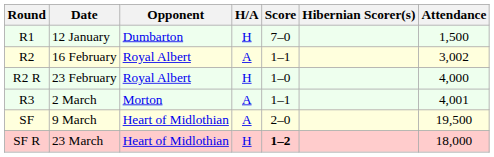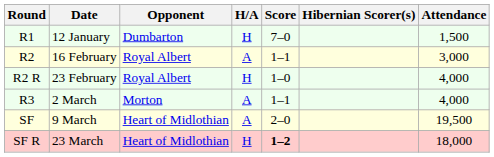(454, 57) 3,002 -> (454, 57) 3,000
(454, 99) 4,001 -> (454, 99) 4,000
